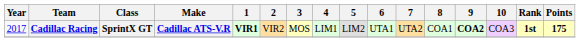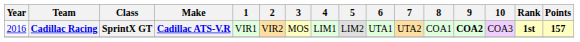(16, 29) 2017 -> (16, 29) 2016
(246, 29) bold -> (246, 29) normal
(559, 29) 175 -> (558, 29) 157
